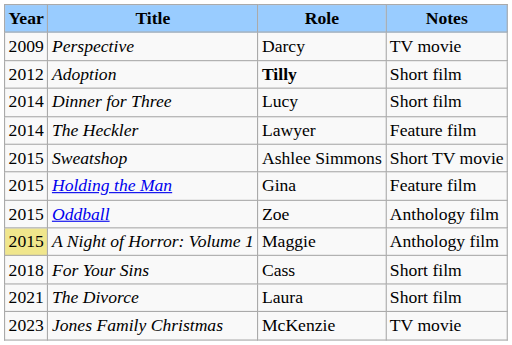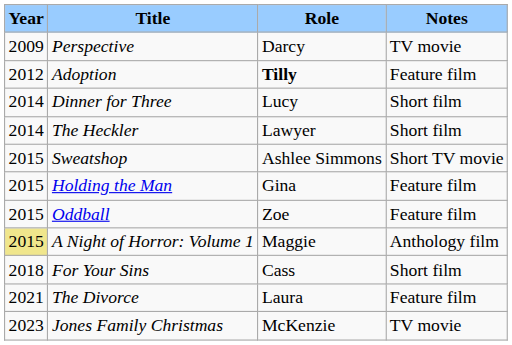(426, 74) Short film -> (433, 74) Feature film
(433, 130) Feature film -> (426, 130) Short film
(444, 213) Anthology film -> (433, 213) Feature film
(426, 297) Short film -> (433, 297) Feature film
